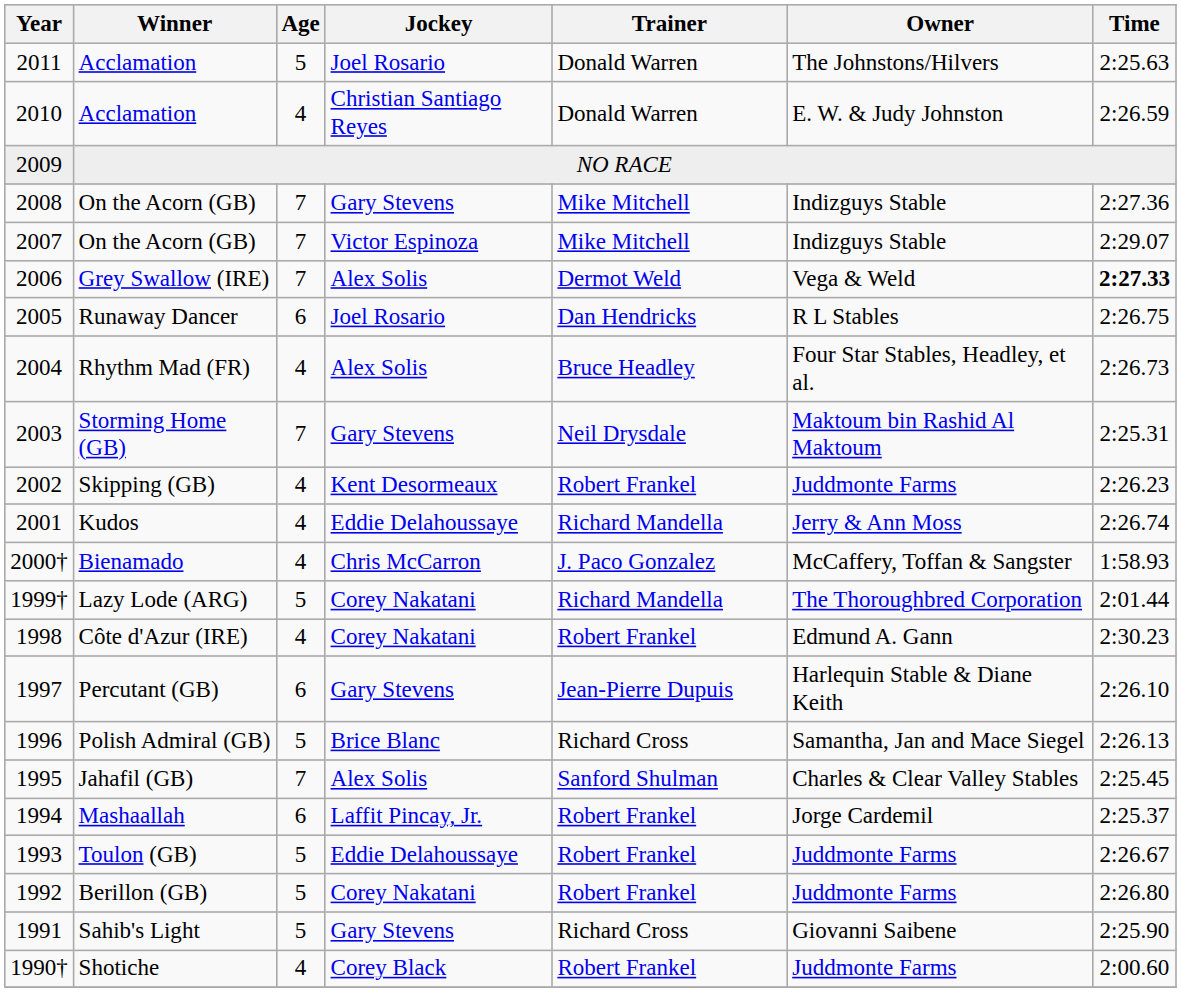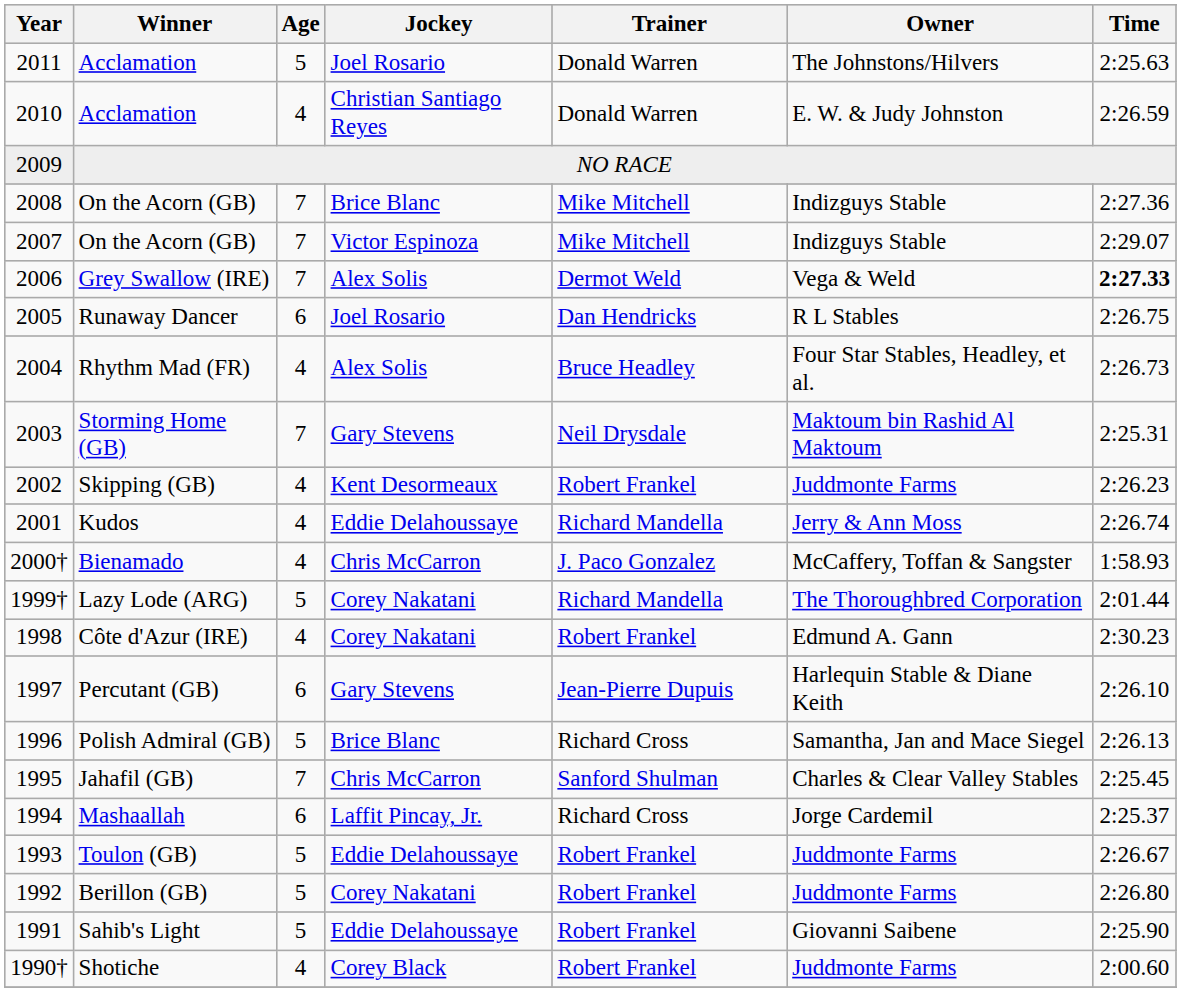(392, 203) Gary Stevens -> (385, 203) Brice Blanc
(379, 778) Alex Solis -> (406, 778) Chris McCarron
(627, 816) Robert Frankel -> (623, 816) Richard Cross
(392, 930) Gary Stevens -> (424, 930) Eddie Delahoussaye
(623, 930) Richard Cross -> (627, 930) Robert Frankel
